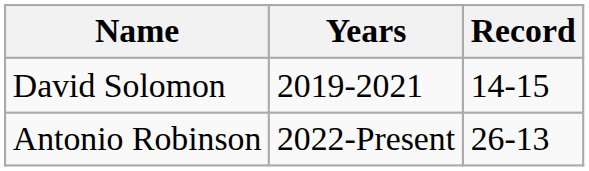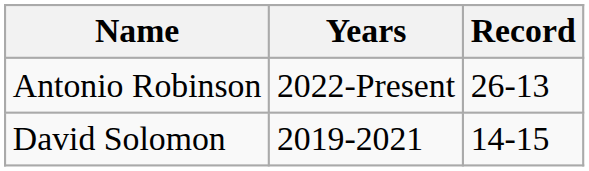rows swapped: (119, 84) <-> (137, 138)
